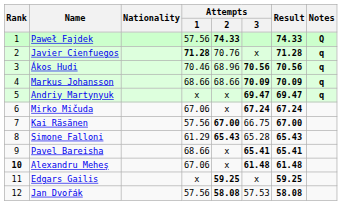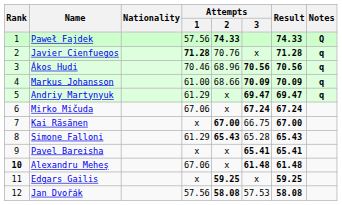(197, 81) 68.66 -> (197, 81) 61.00
(197, 95) x -> (197, 95) 61.29
(197, 123) 57.56 -> (197, 123) x
(197, 151) 68.66 -> (197, 151) x
